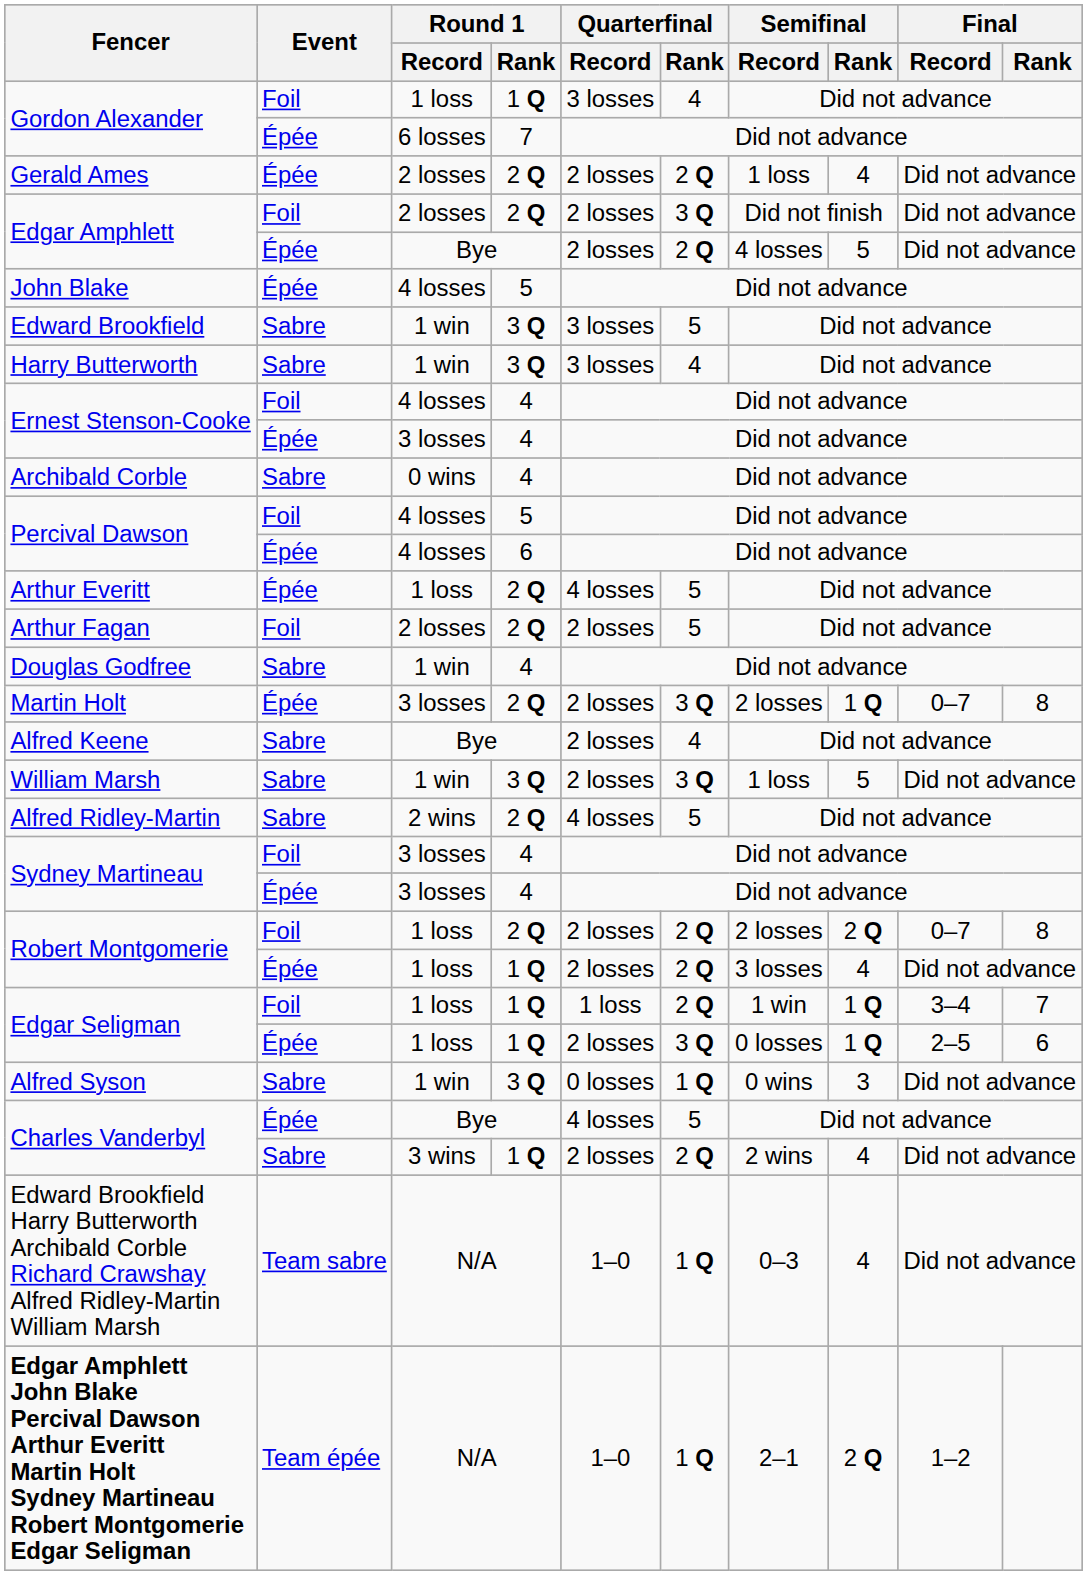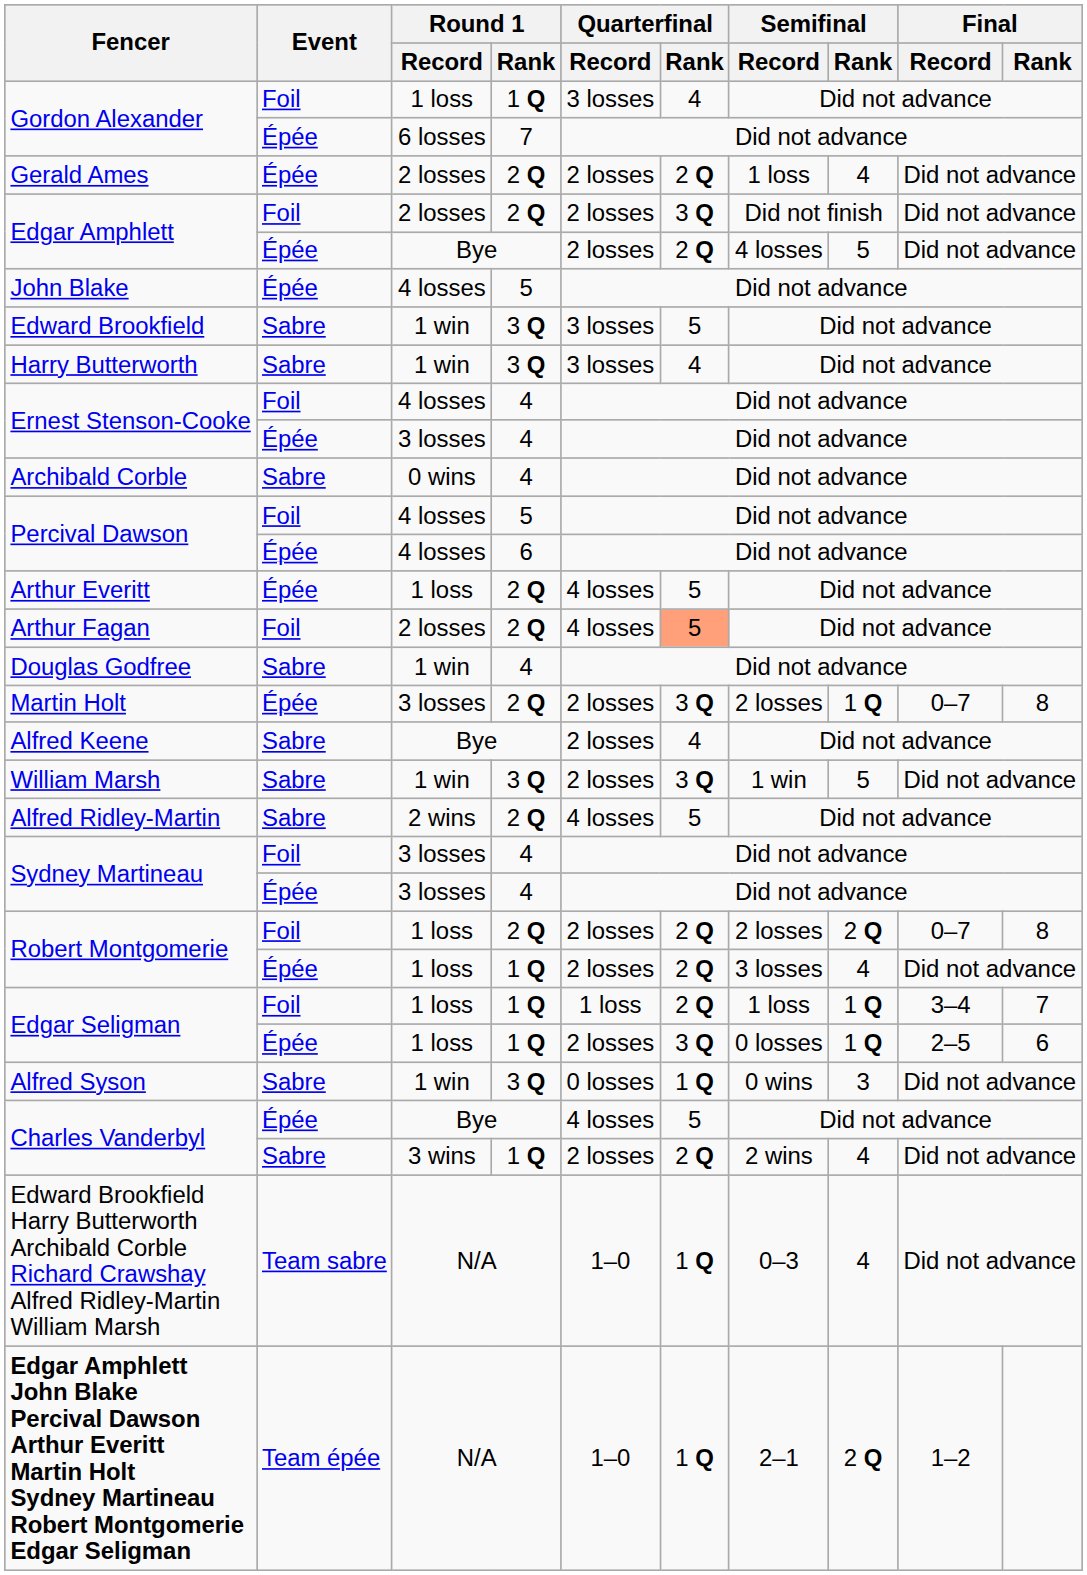(610, 628) 2 losses -> (610, 628) 4 losses
(695, 628) no background -> (695, 628) lightsalmon background
(779, 779) 1 loss -> (779, 779) 1 win
(779, 1006) 1 win -> (779, 1006) 1 loss
